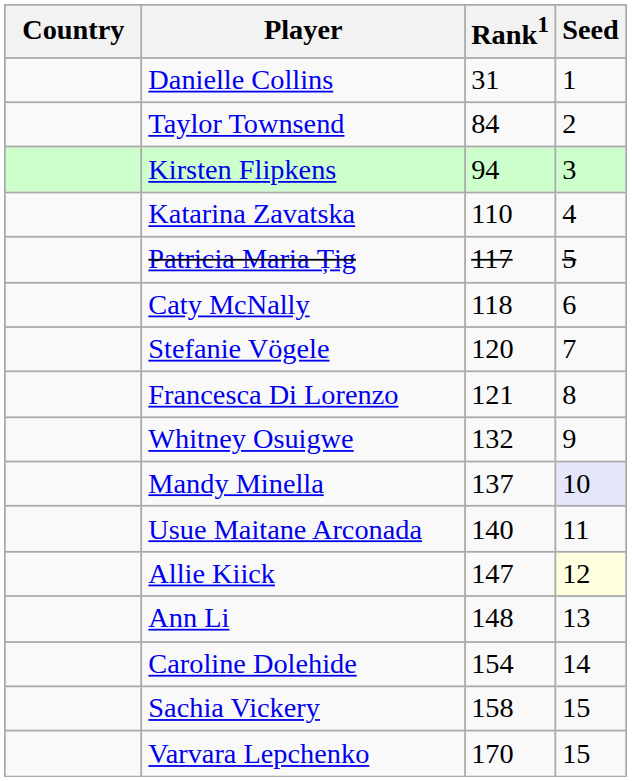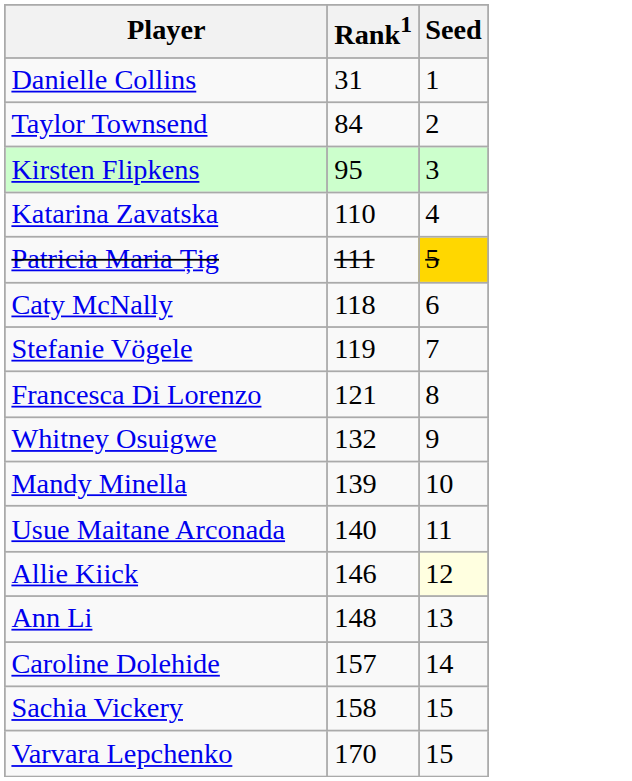- column: (73, 30)
(485, 169) 94 -> (348, 169) 95
(492, 259) 117 -> (354, 259) 111
(569, 259) no background -> (432, 259) gold background
(492, 349) 120 -> (355, 349) 119
(492, 483) 137 -> (355, 483) 139
(576, 483) lavender background -> (439, 483) no background
(492, 573) 147 -> (355, 573) 146
(492, 663) 154 -> (355, 663) 157
